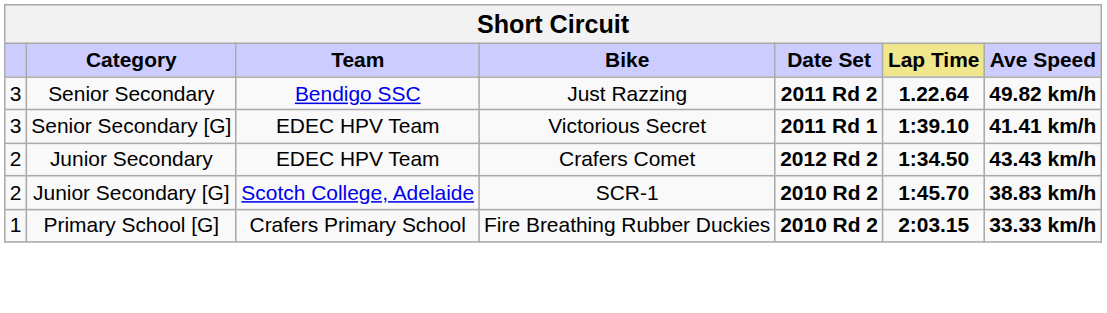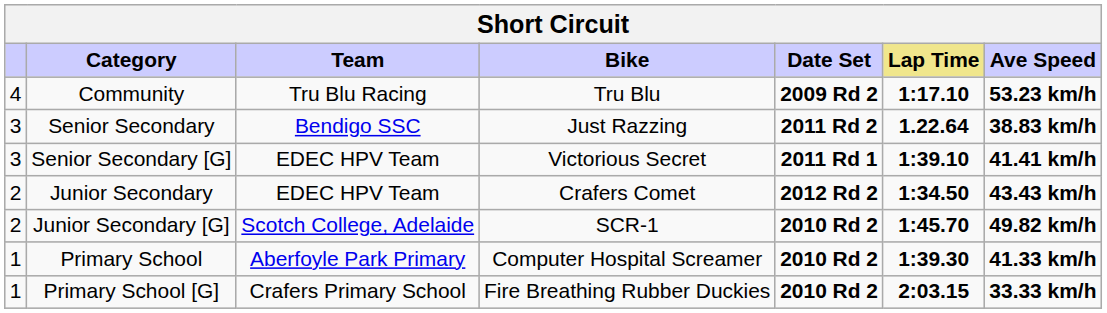+ row: (131, 93)
(1043, 93) 49.82 km/h -> (1043, 126) 38.83 km/h
(1043, 192) 38.83 km/h -> (1043, 225) 49.82 km/h
+ row: (131, 258)
